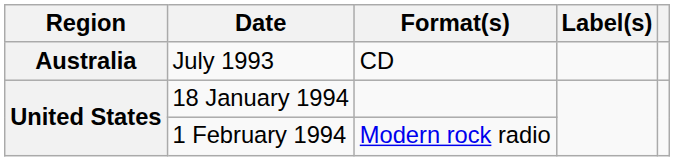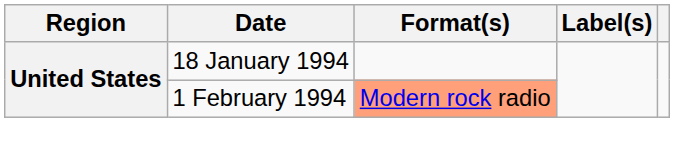- row: (223, 60)
(455, 135) no background -> (455, 98) lightsalmon background
